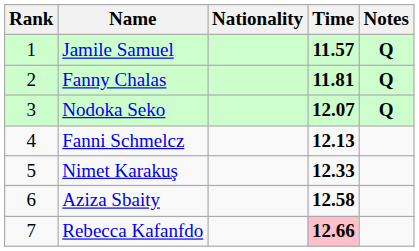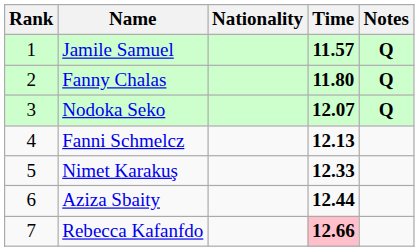(333, 79) 11.81 -> (333, 79) 11.80
(333, 200) 12.58 -> (333, 200) 12.44
